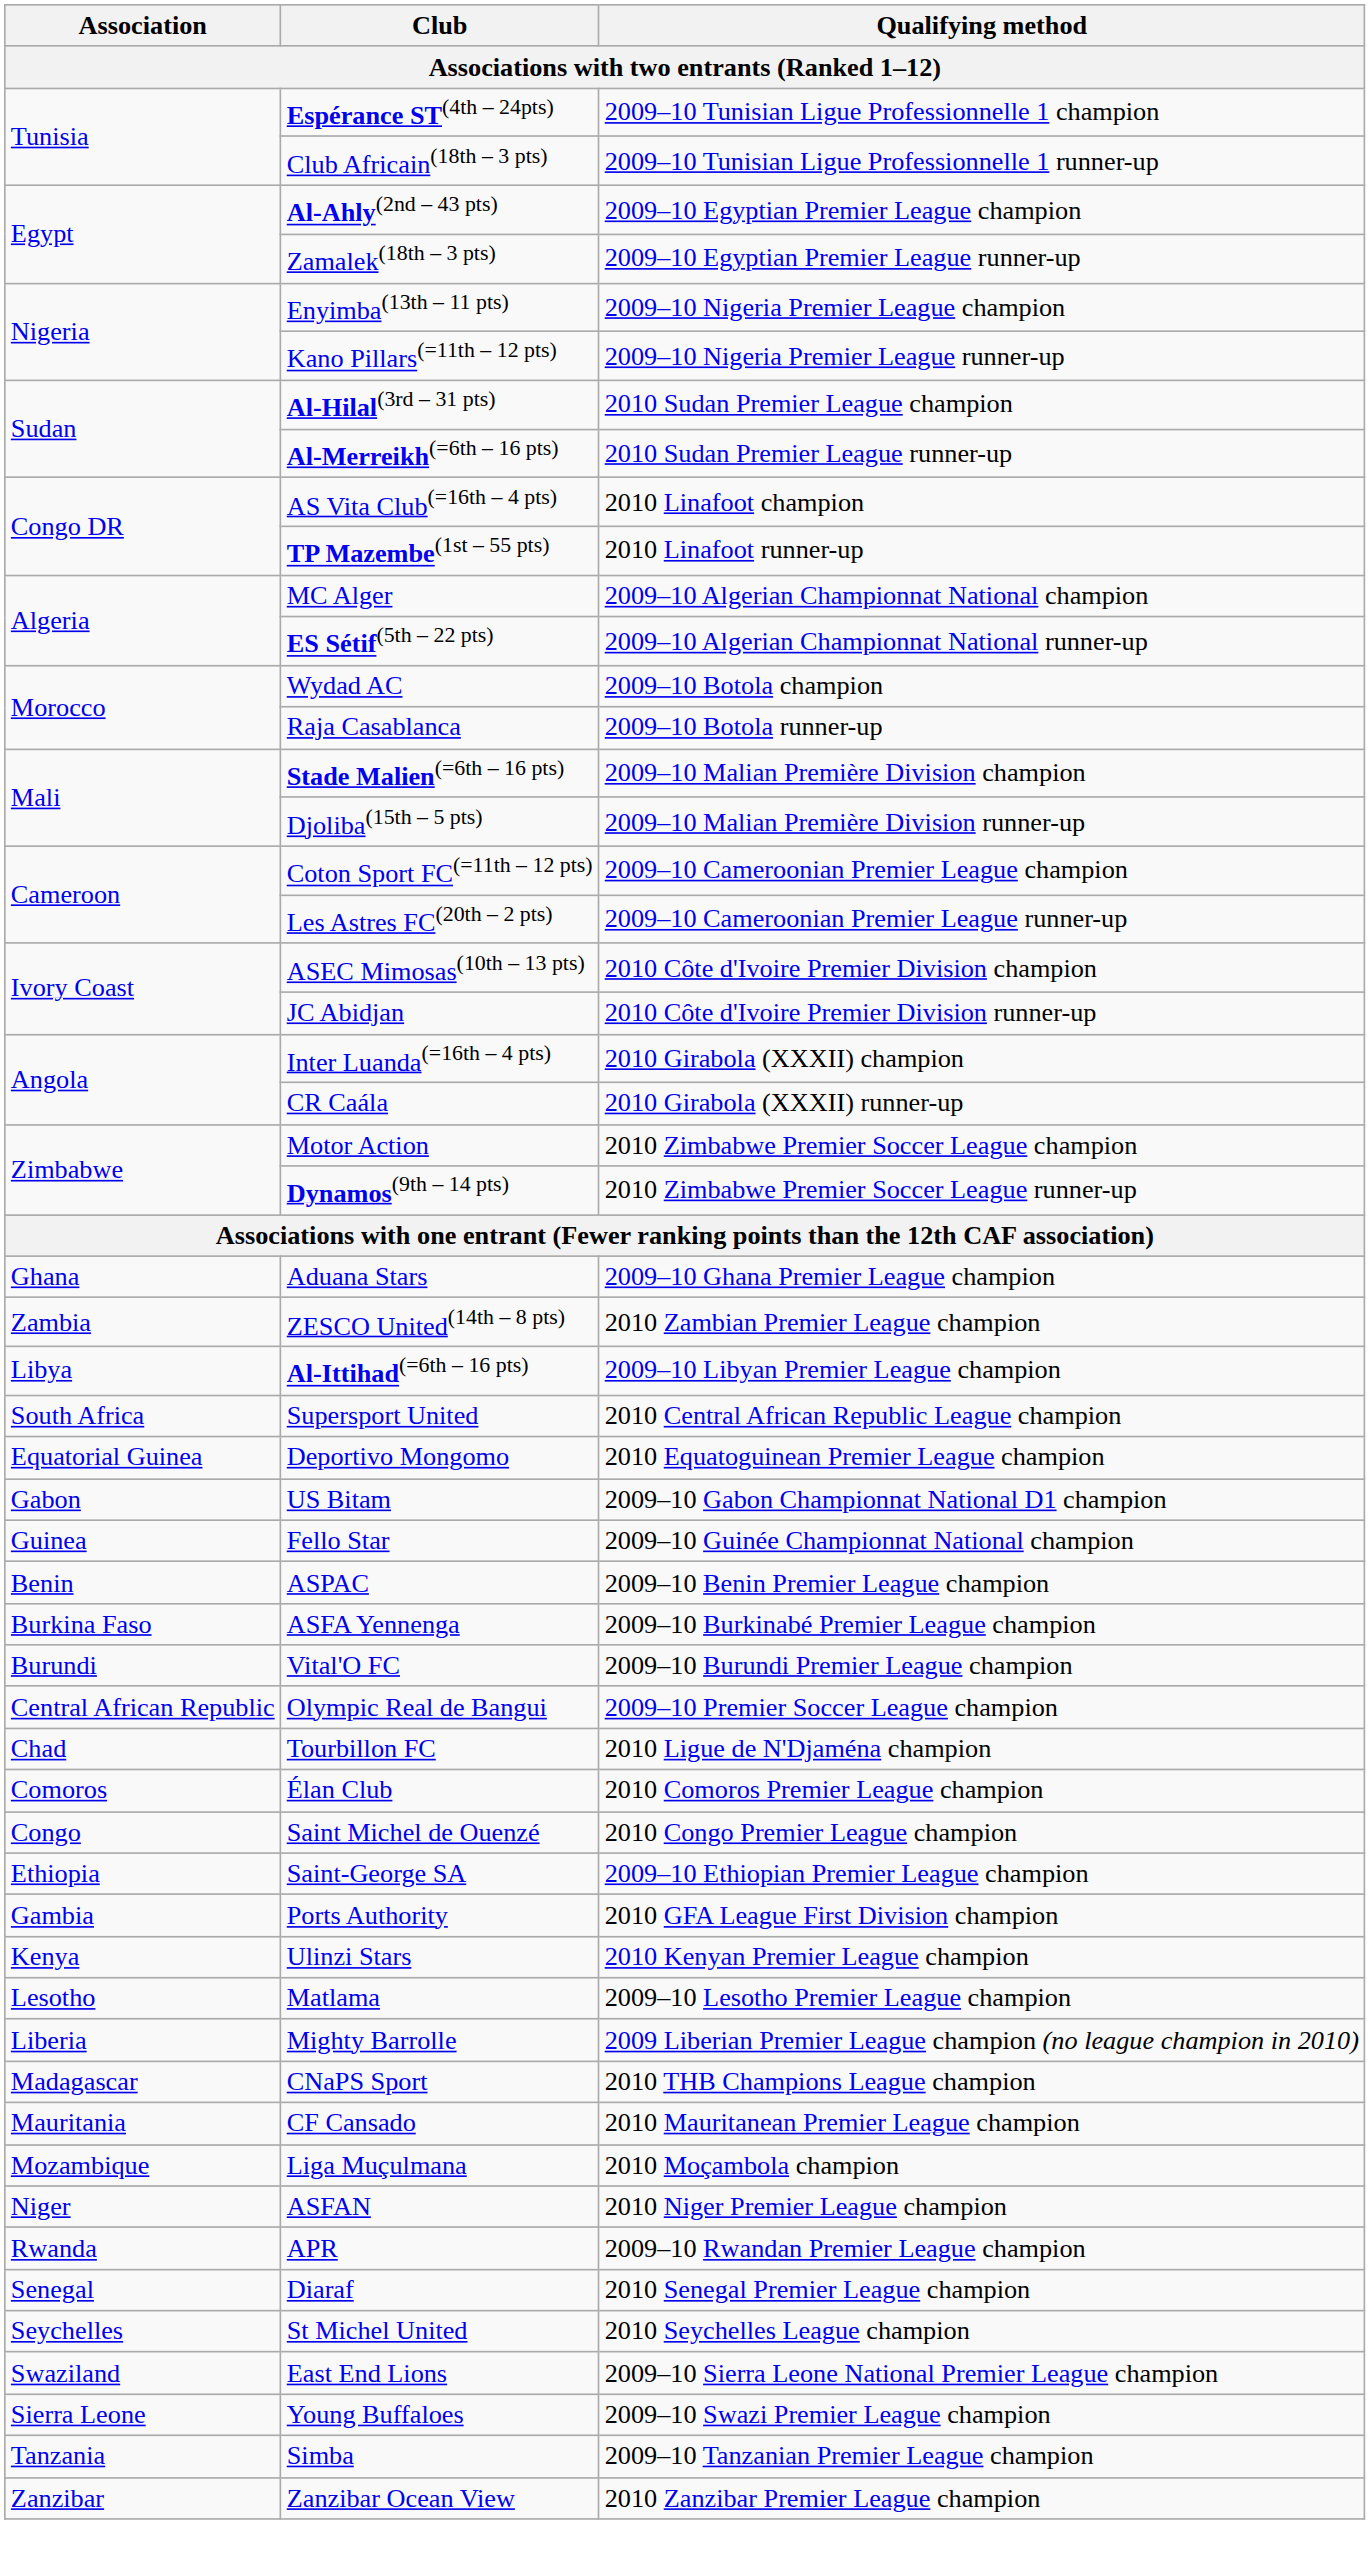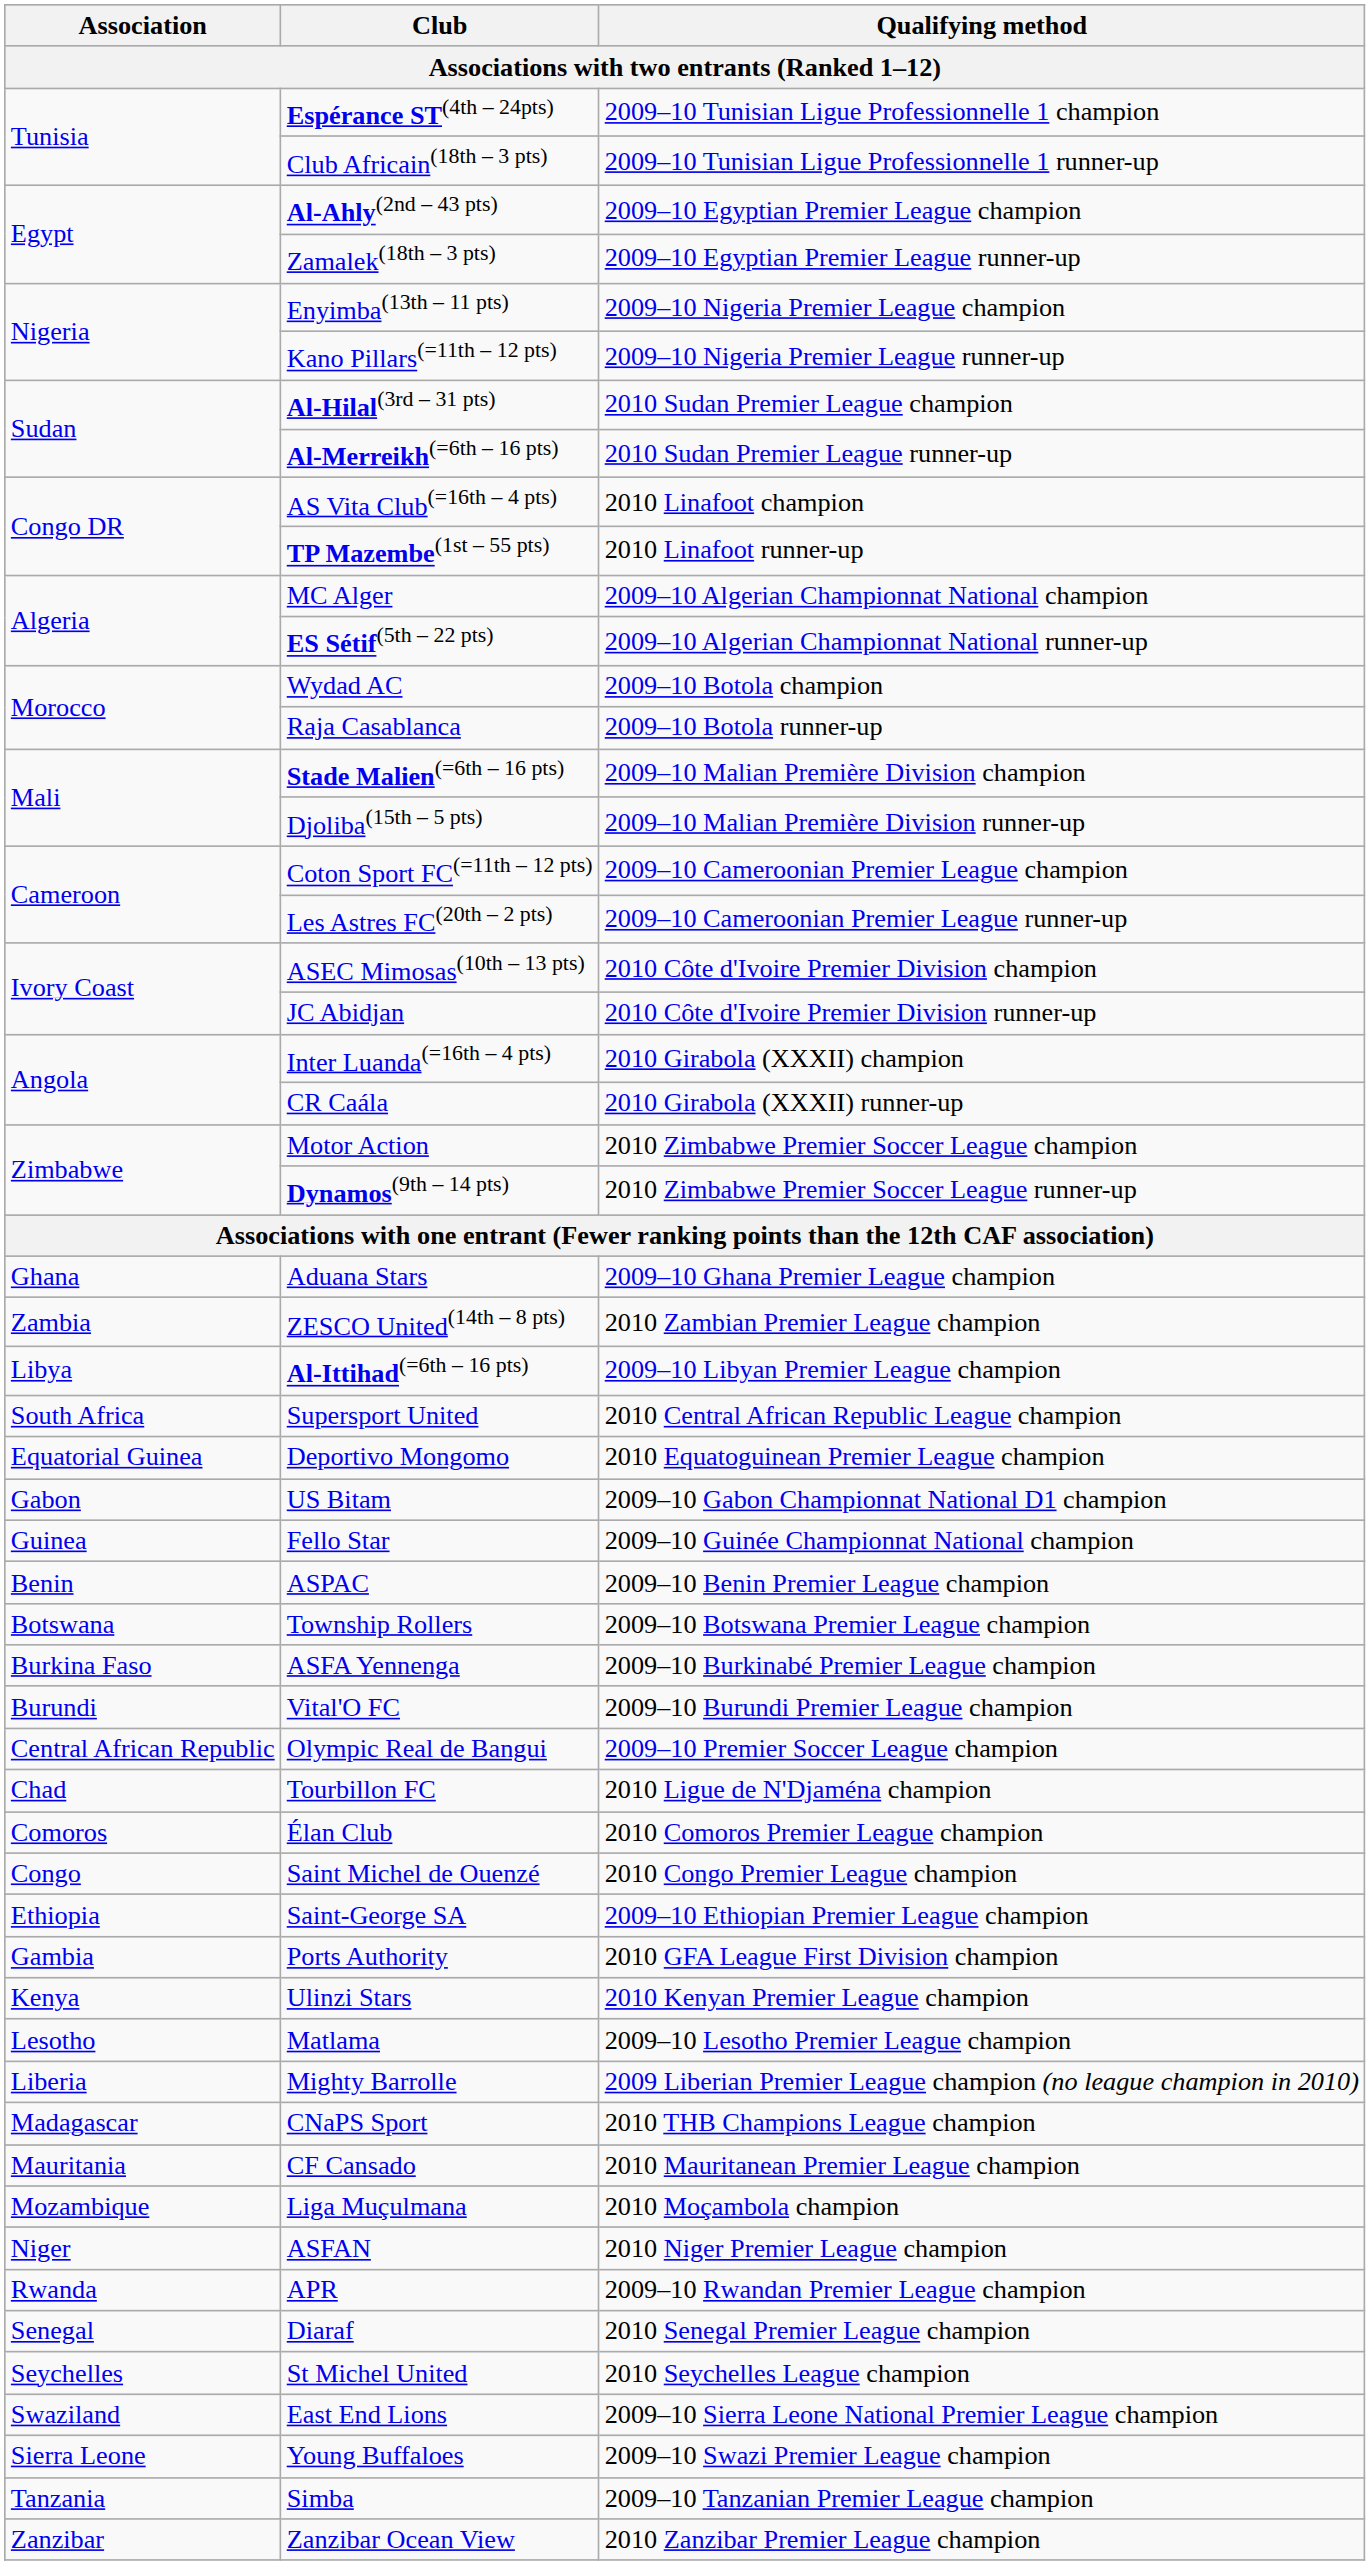+ row: (379, 1623)
